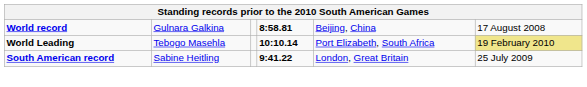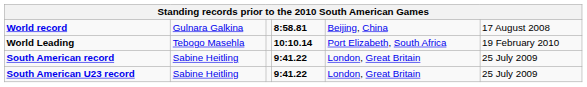(516, 43) khaki background -> (521, 43) no background
+ row: (71, 74)
